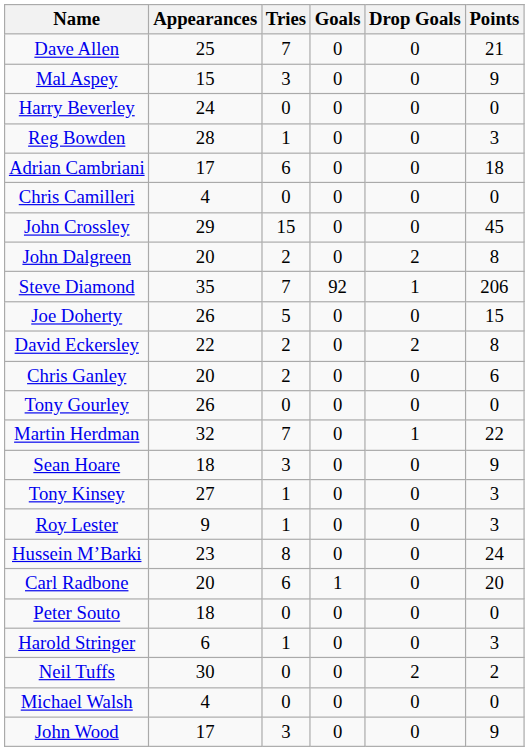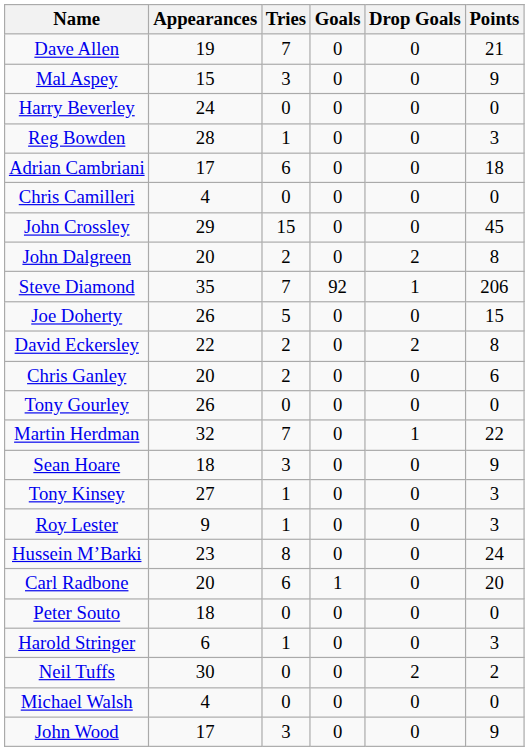(205, 49) 25 -> (205, 49) 19
